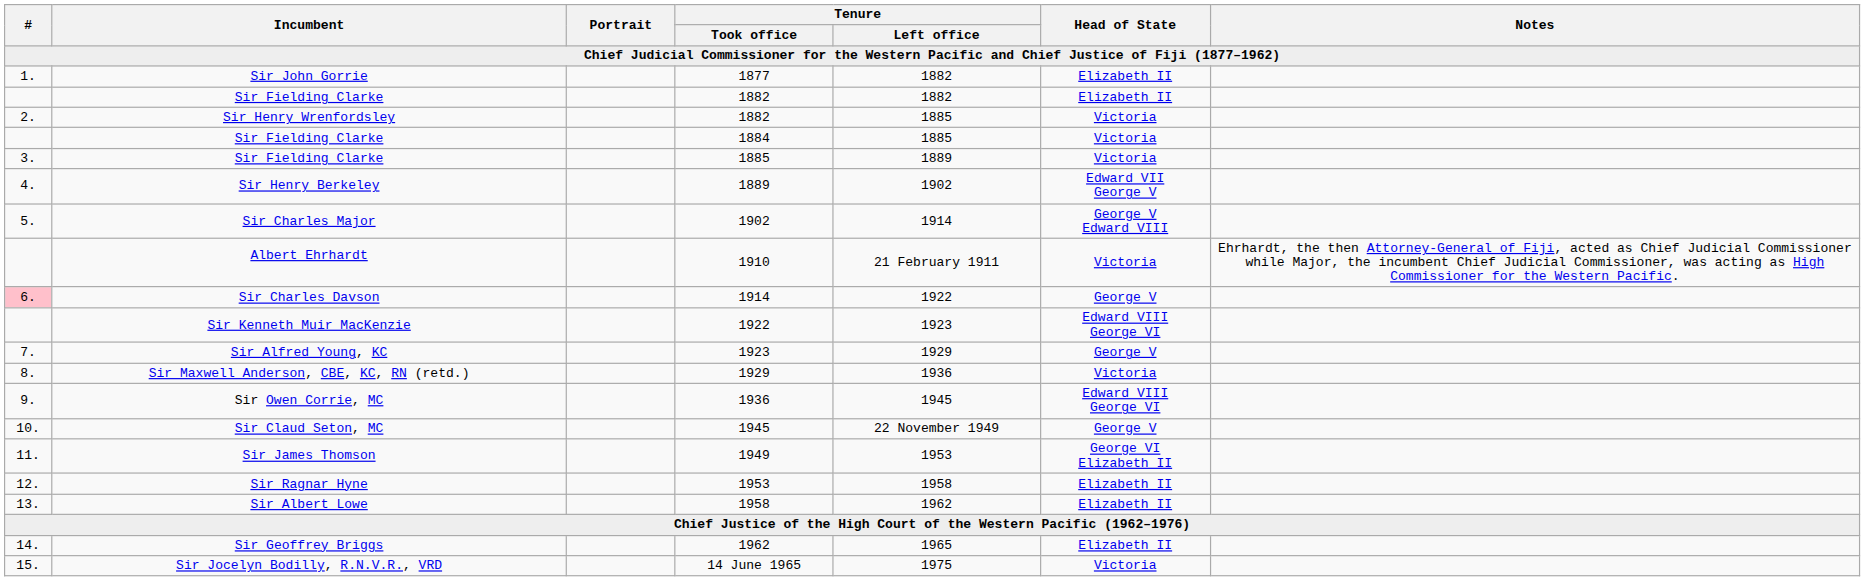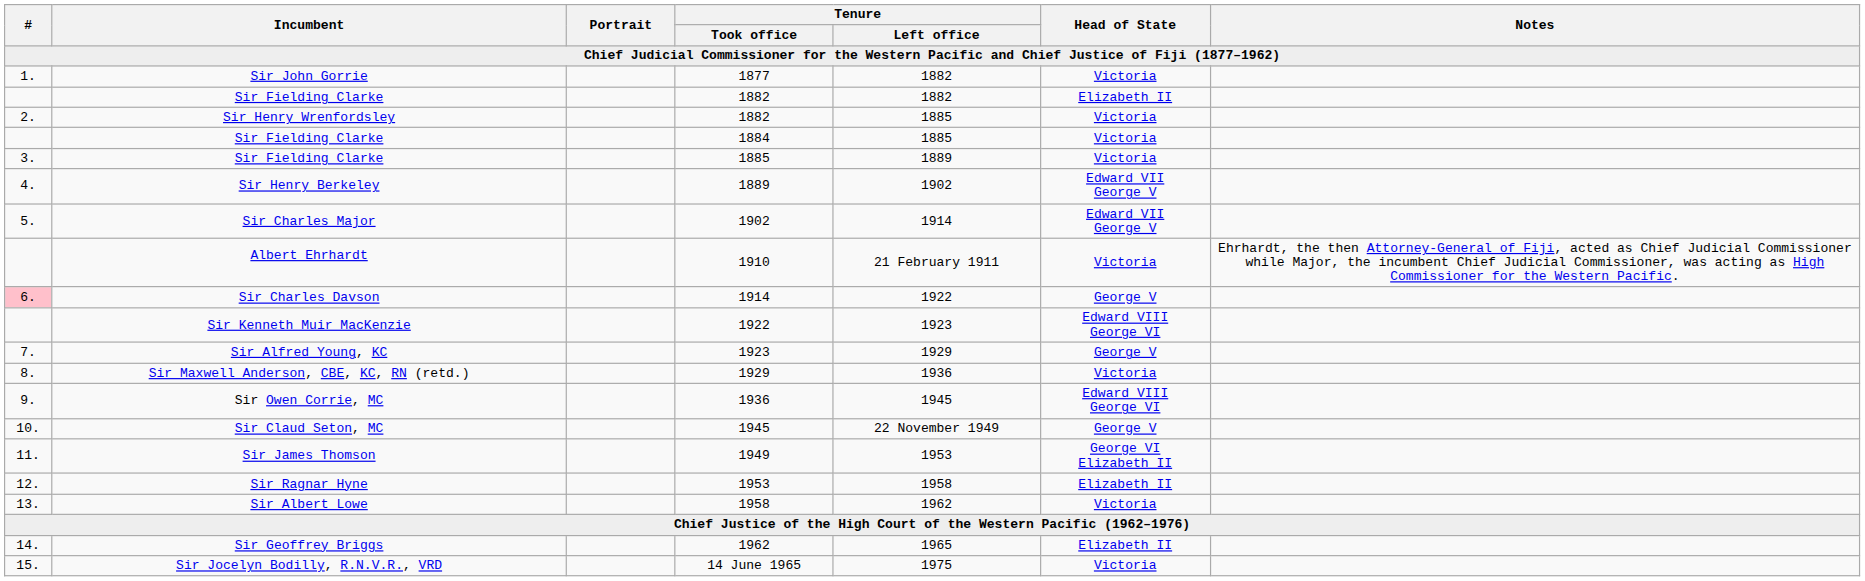(1125, 77) Elizabeth II -> (1125, 77) Victoria
(1125, 221) George V Edward VIII -> (1125, 221) Edward VII George V
(1125, 504) Elizabeth II -> (1125, 504) Victoria
